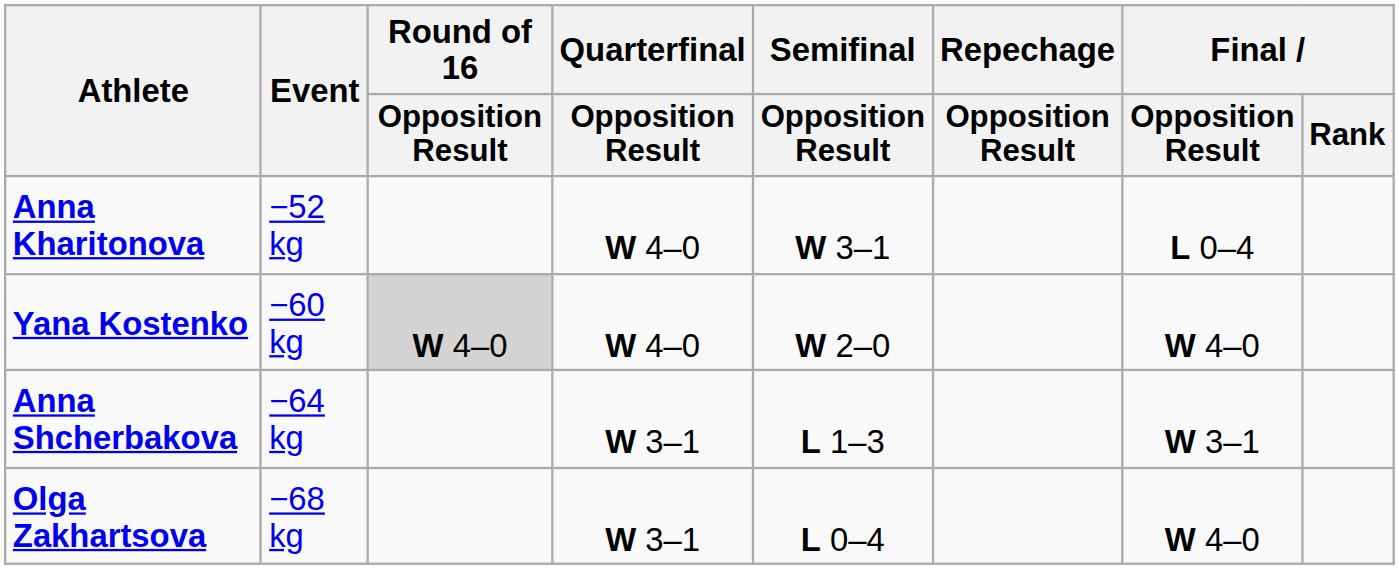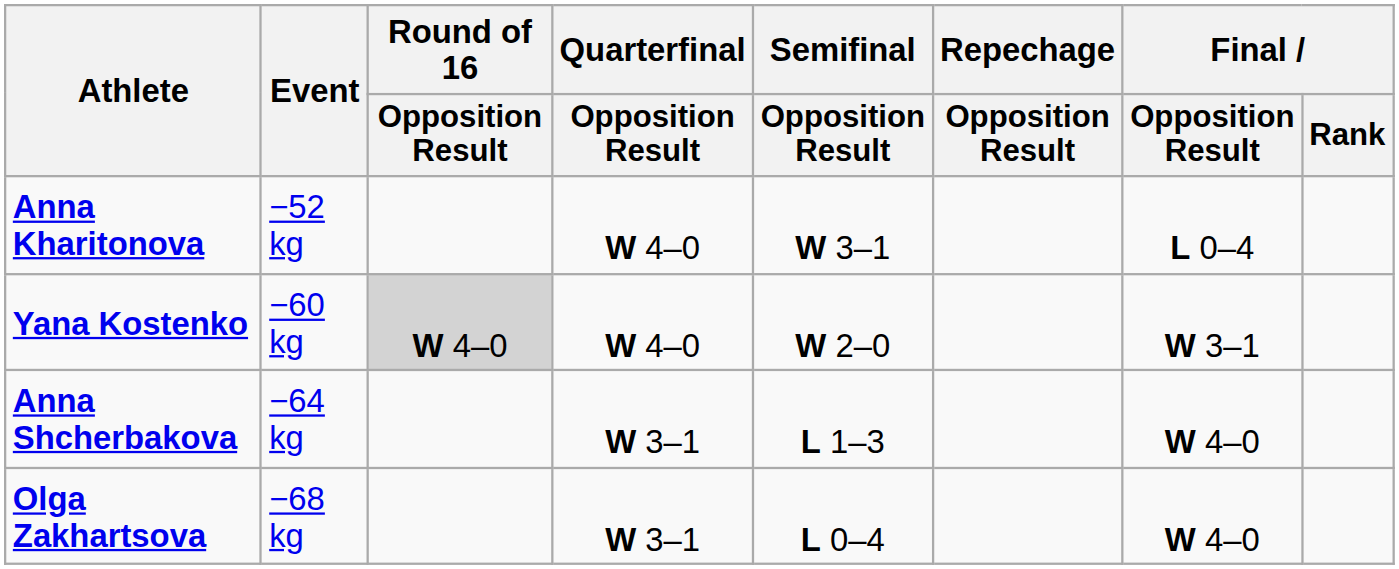(1212, 345) W 4–0 -> (1212, 345) W 3–1
(1212, 442) W 3–1 -> (1212, 442) W 4–0
